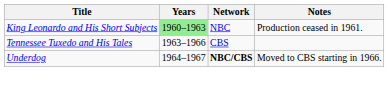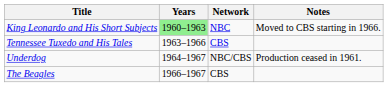(310, 27) Production ceased in 1961. -> (318, 27) Moved to CBS starting in 1966.
(231, 58) bold -> (231, 58) normal
(319, 58) Moved to CBS starting in 1966. -> (309, 58) Production ceased in 1961.
+ row: (31, 74)
